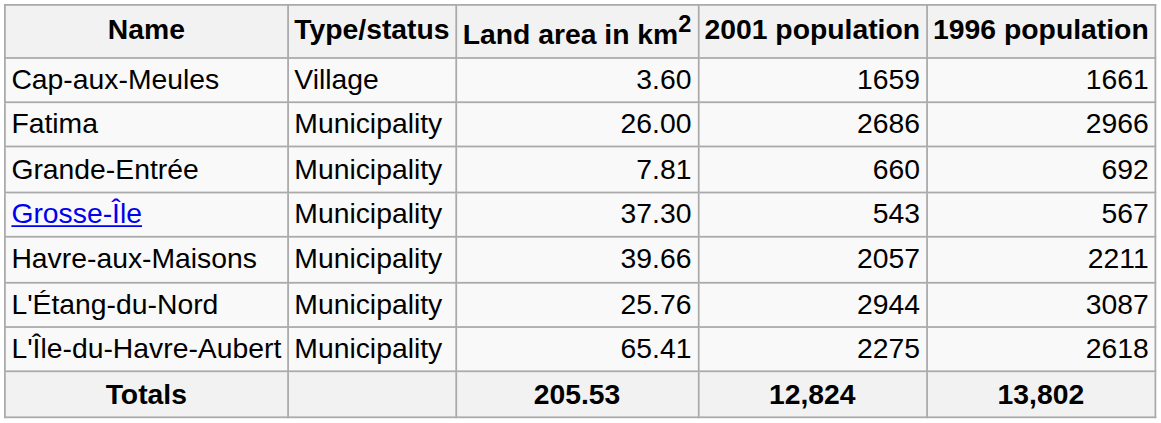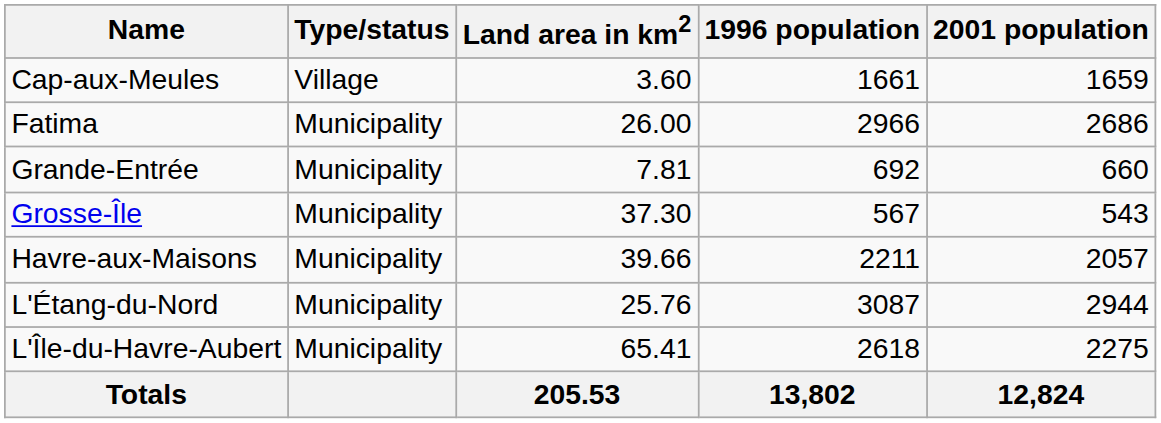columns swapped: (812, 30) <-> (1041, 30)
